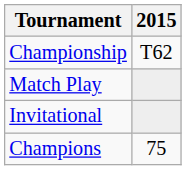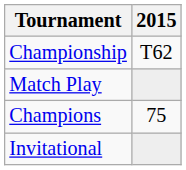rows swapped: (56, 116) <-> (55, 148)
